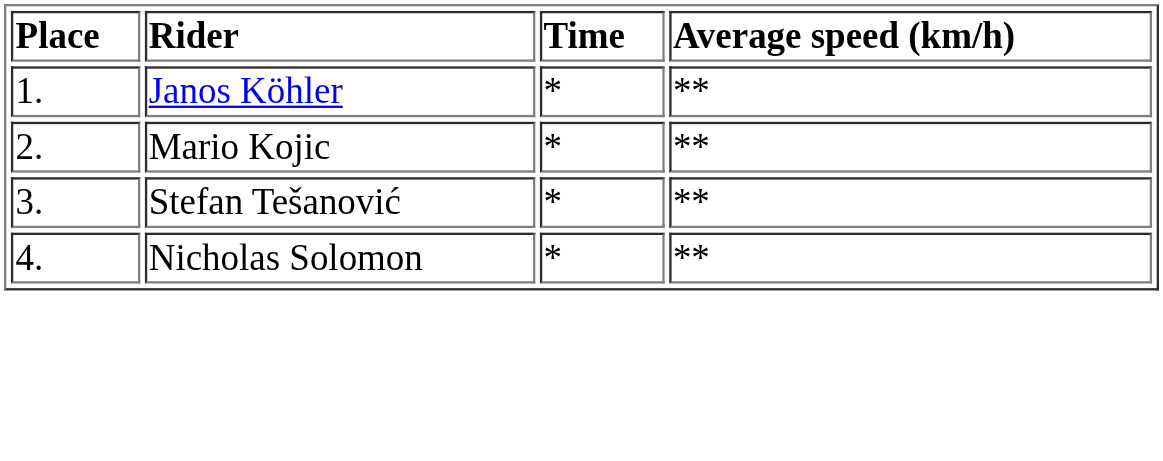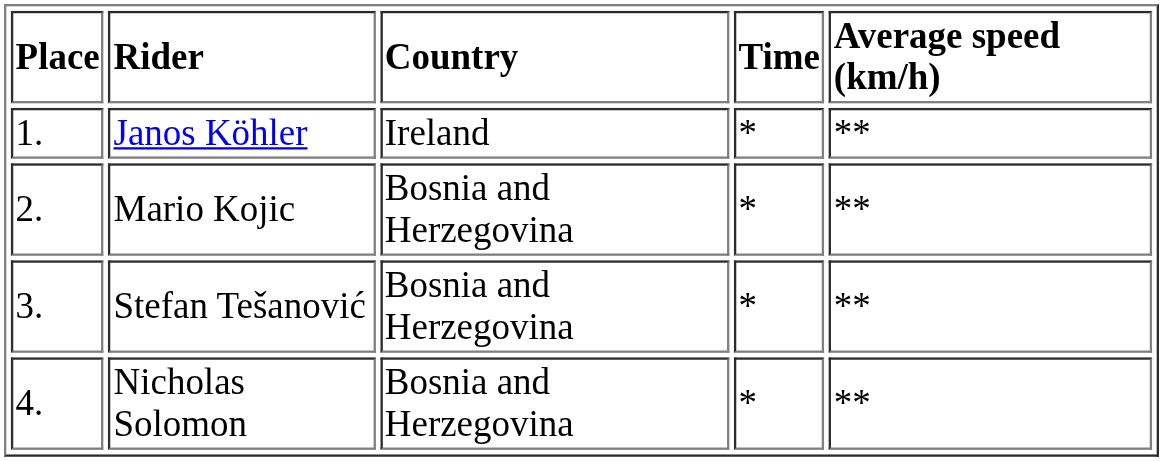+ column: (452, 56)
